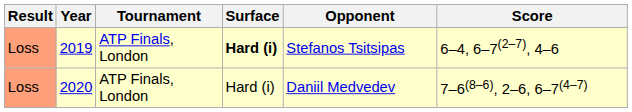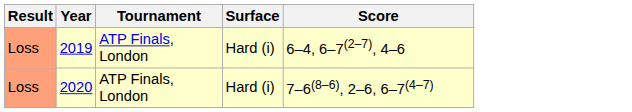- column: (360, 16)
(251, 47) bold -> (250, 47) normal
